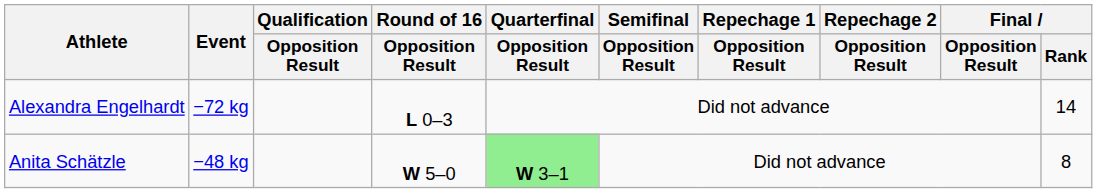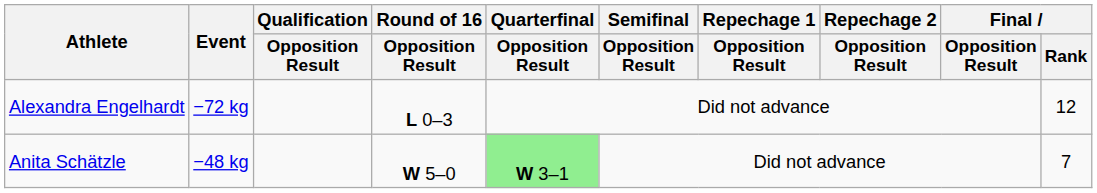(1066, 107) 14 -> (1066, 107) 12
(1066, 161) 8 -> (1066, 161) 7
